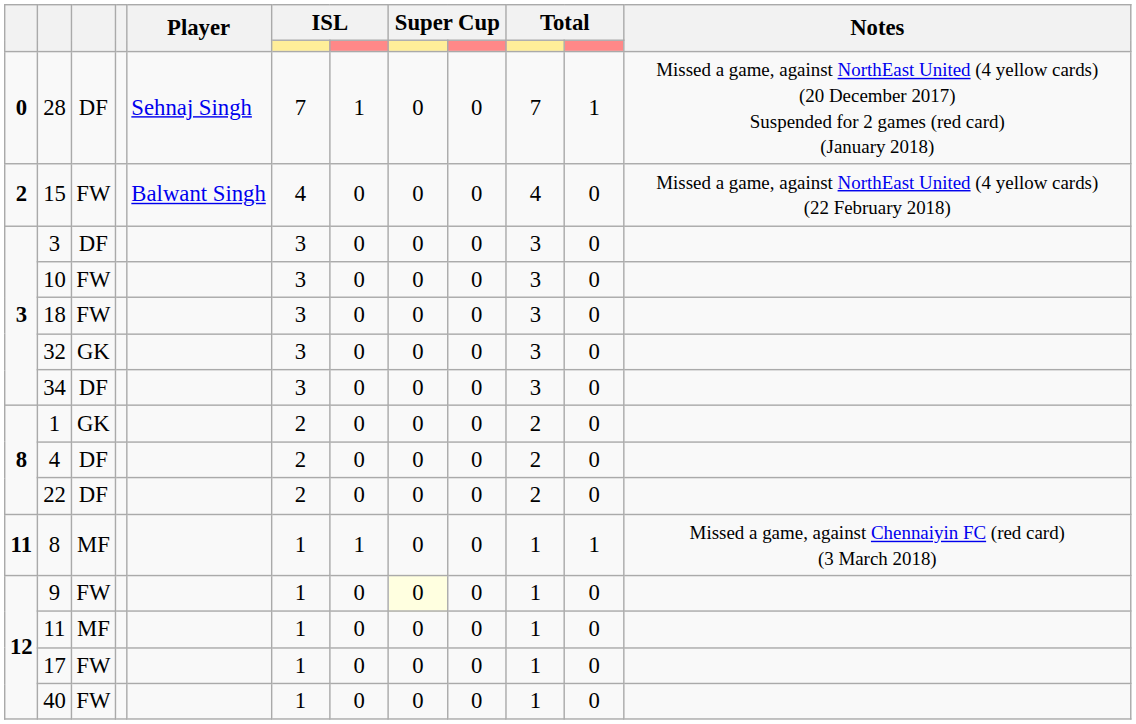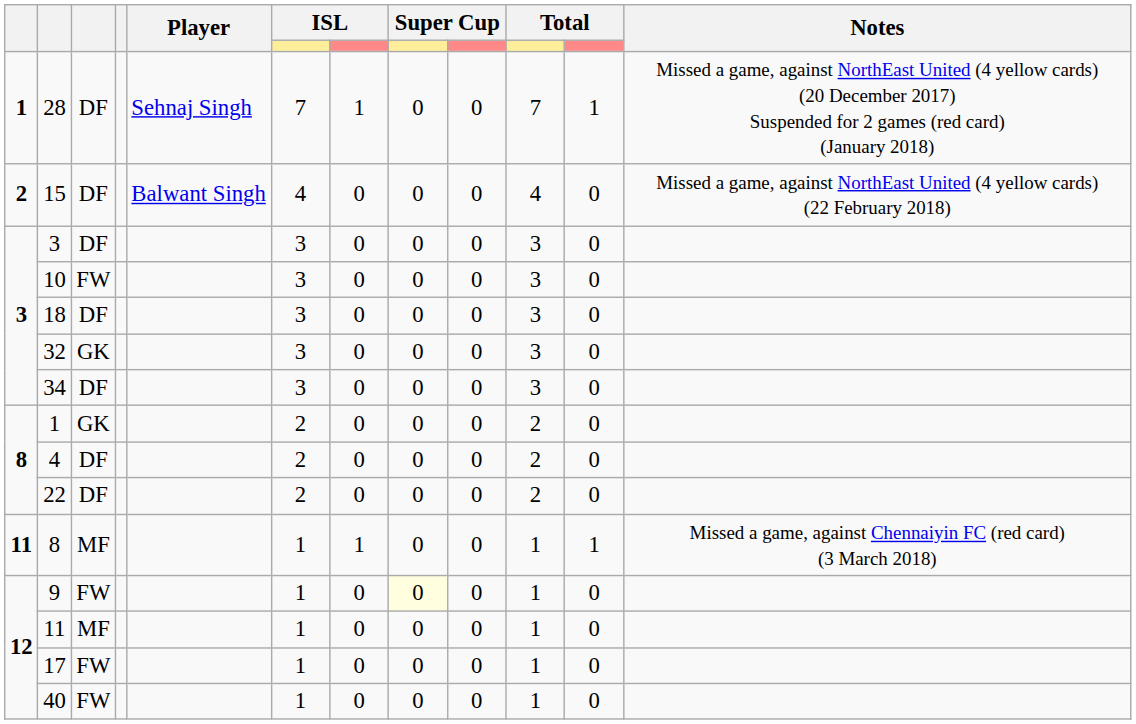(21, 107) 0 -> (21, 107) 1
(93, 194) FW -> (93, 194) DF
(93, 315) FW -> (93, 315) DF
